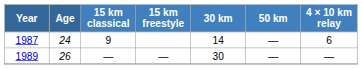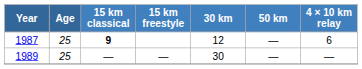(65, 40) 24 -> (65, 40) 25
(108, 40) normal -> (108, 40) bold
(218, 40) 14 -> (218, 40) 12
(65, 56) 26 -> (65, 56) 25
